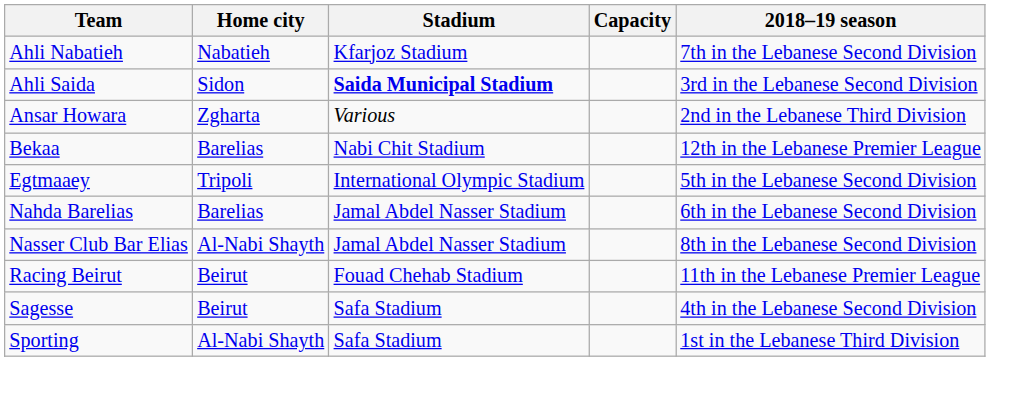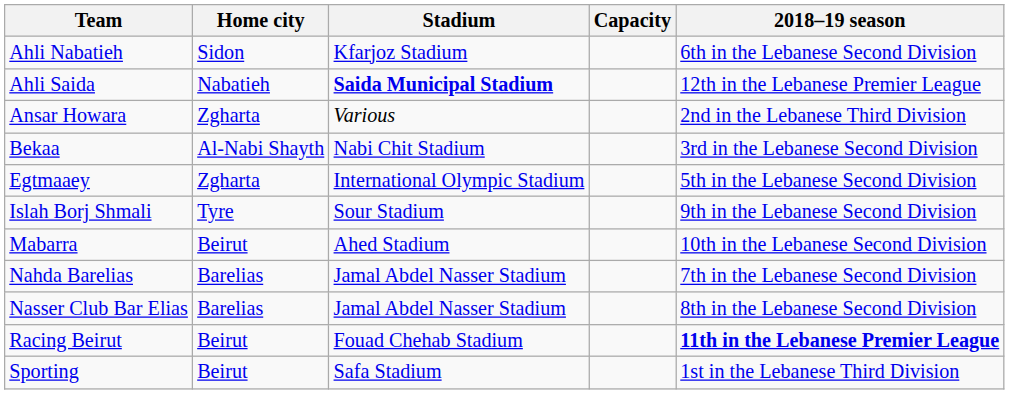(234, 52) Nabatieh -> (221, 52) Sidon
(828, 52) 7th in the Lebanese Second Division -> (828, 52) 6th in the Lebanese Second Division
(221, 84) Sidon -> (234, 84) Nabatieh
(829, 84) 3rd in the Lebanese Second Division -> (831, 84) 12th in the Lebanese Premier League
(230, 148) Barelias -> (261, 148) Al-Nabi Shayth
(831, 148) 12th in the Lebanese Premier League -> (829, 148) 3rd in the Lebanese Second Division
(225, 180) Tripoli -> (229, 180) Zgharta
+ row: (80, 212)
+ row: (43, 244)
(828, 212) 6th in the Lebanese Second Division -> (828, 276) 7th in the Lebanese Second Division
(261, 244) Al-Nabi Shayth -> (230, 308) Barelias
(830, 276) normal -> (840, 340) bold
- row: (41, 308)
(261, 340) Al-Nabi Shayth -> (222, 372) Beirut
